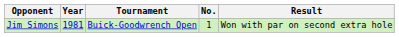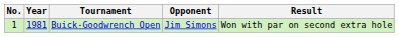columns swapped: (209, 12) <-> (32, 12)
